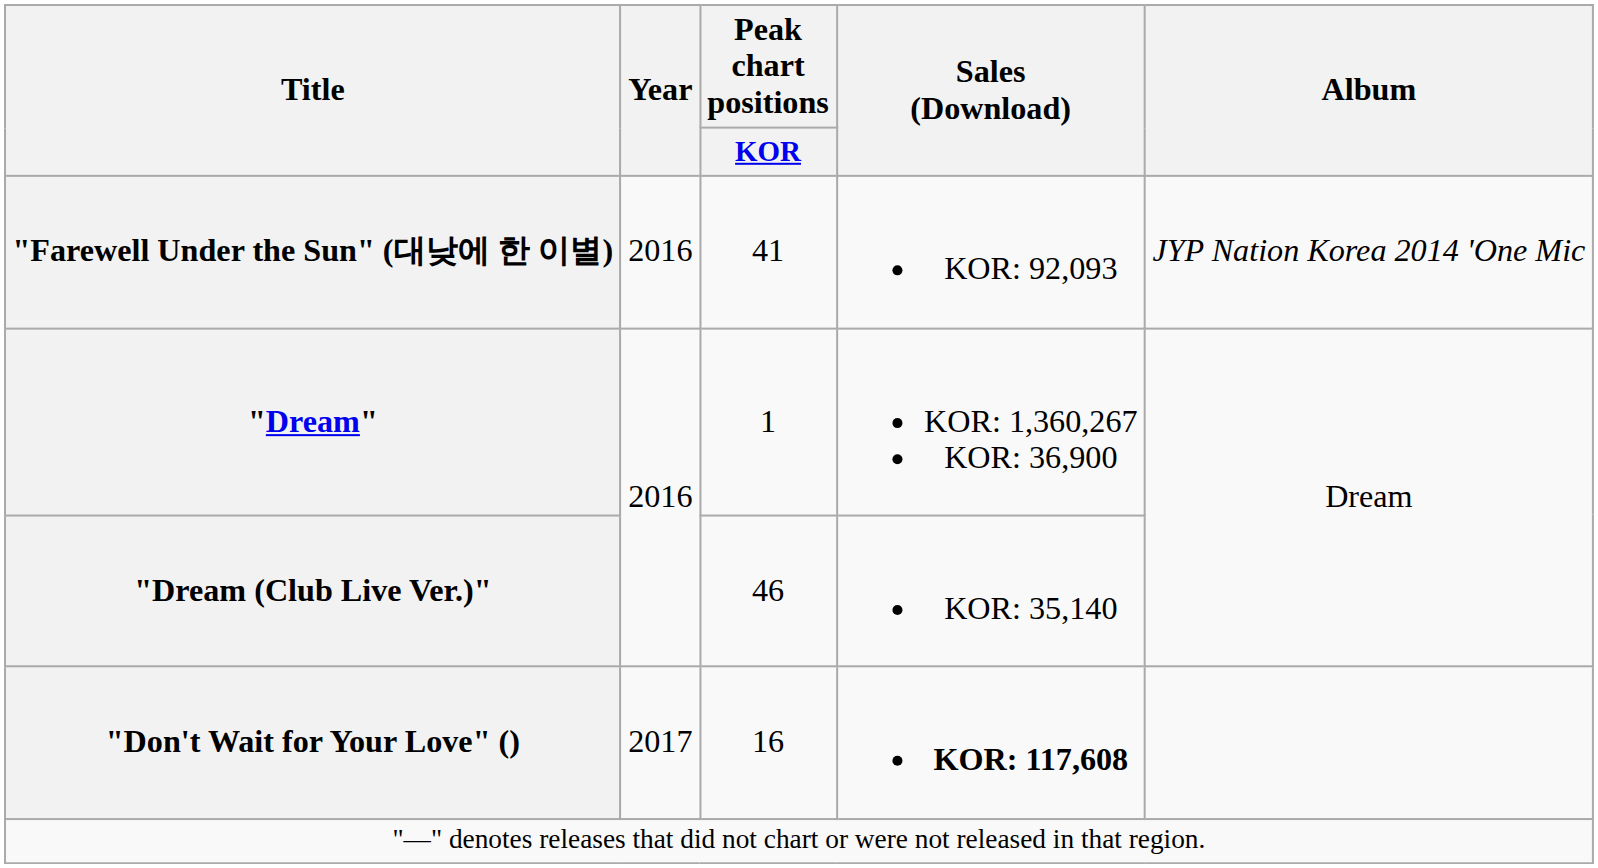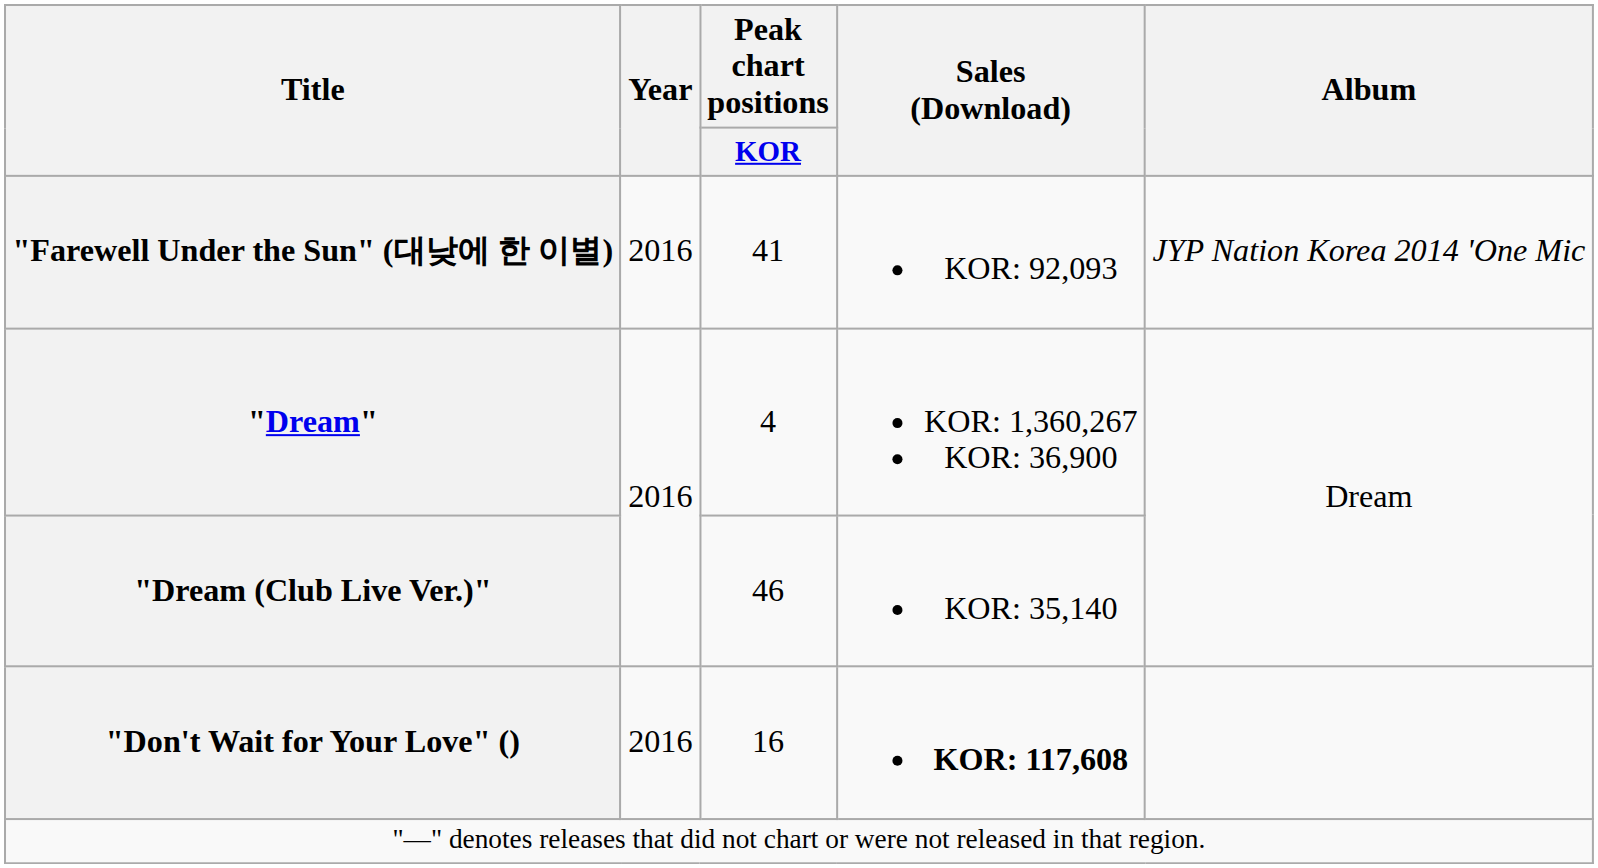(768, 420) 1 -> (768, 420) 4
(660, 742) 2017 -> (660, 742) 2016
